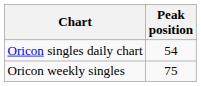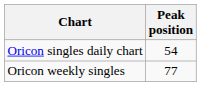(171, 71) 75 -> (171, 71) 77
